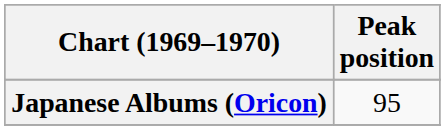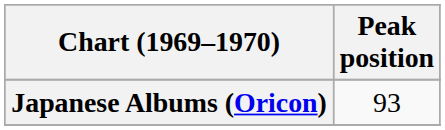(387, 102) 95 -> (387, 102) 93
